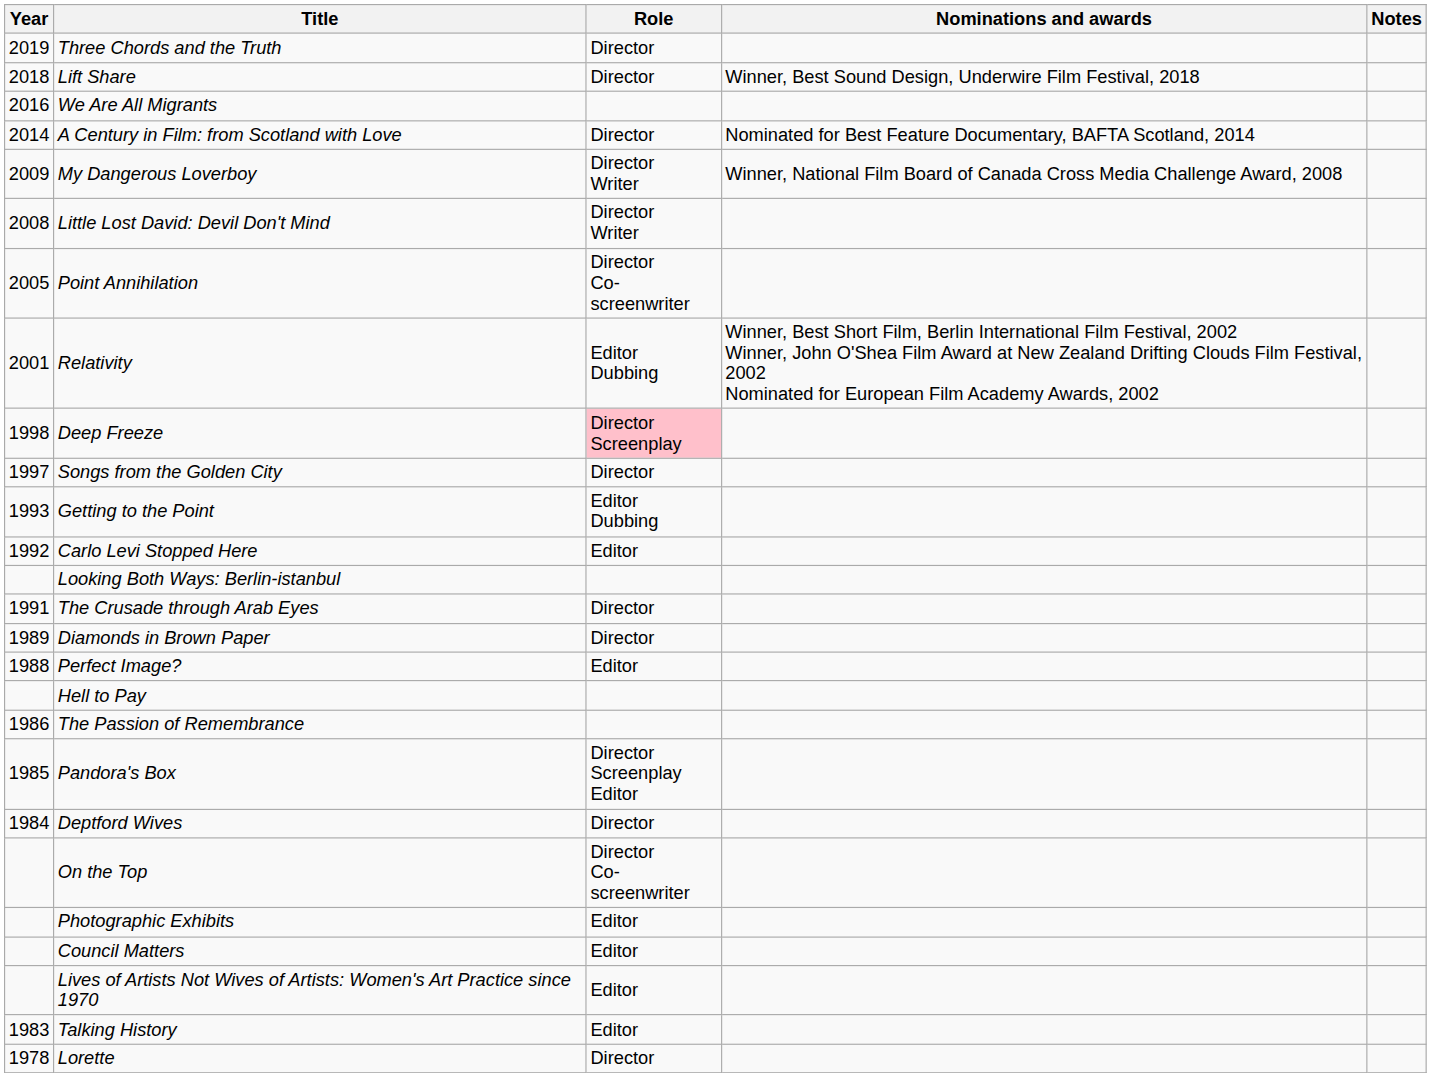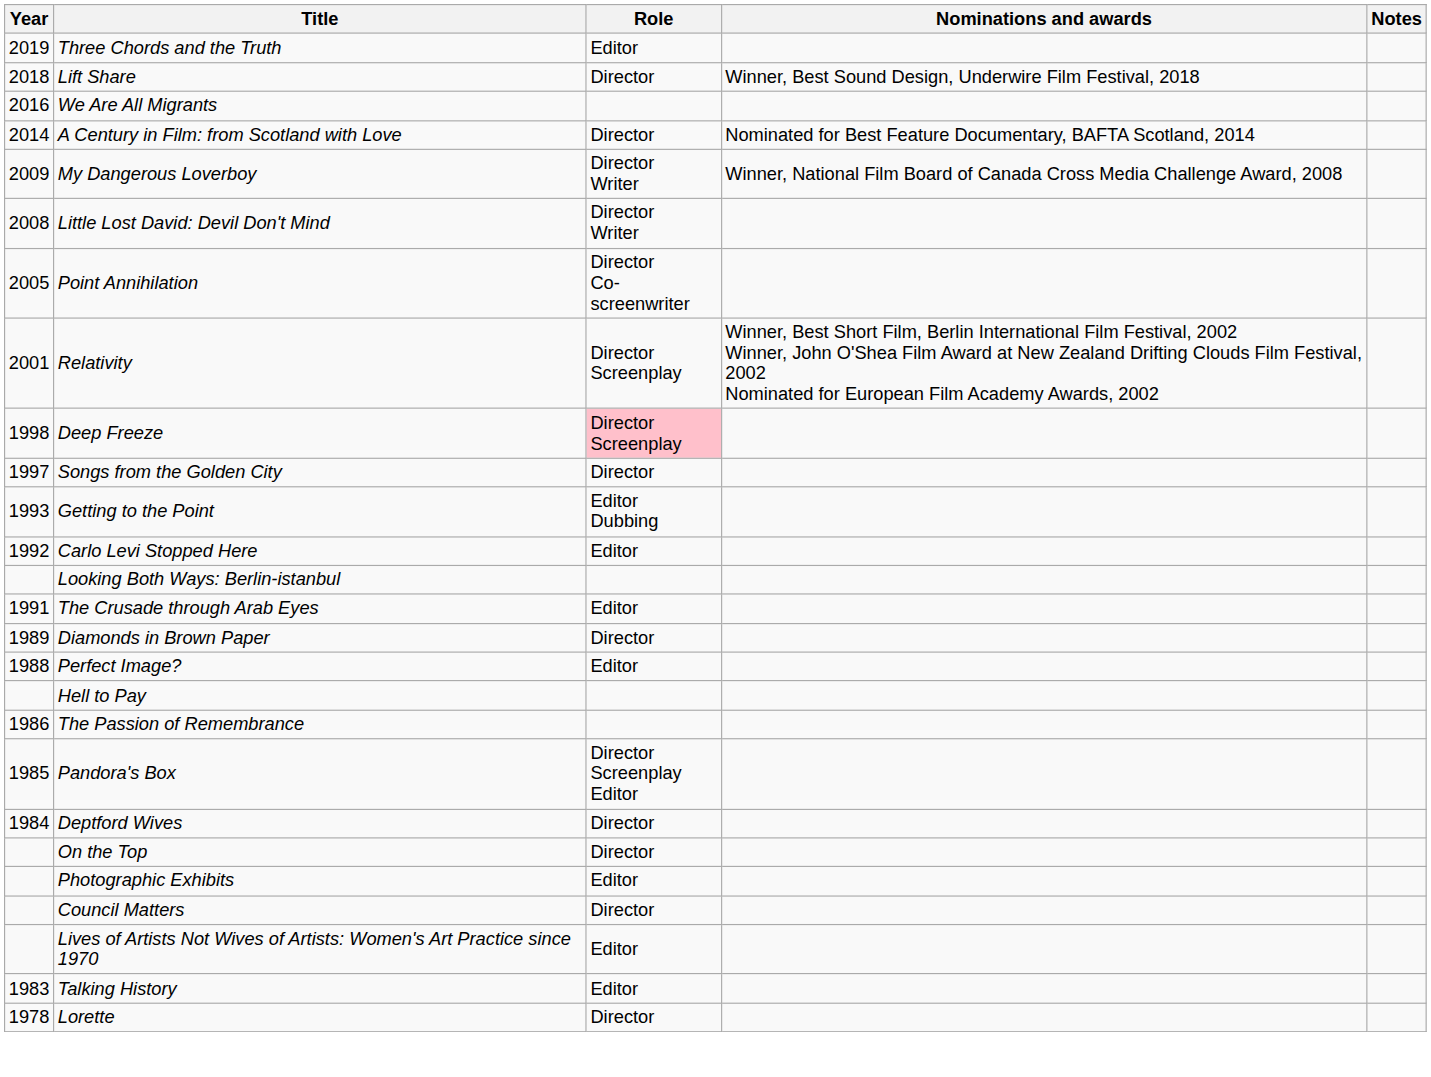(622, 47) Director -> (614, 47) Editor
(624, 363) Editor Dubbing -> (636, 363) Director Screenplay
(622, 608) Director -> (614, 608) Editor
(640, 872) Director Co-screenwriter -> (622, 852) Director
(614, 951) Editor -> (622, 910) Director
